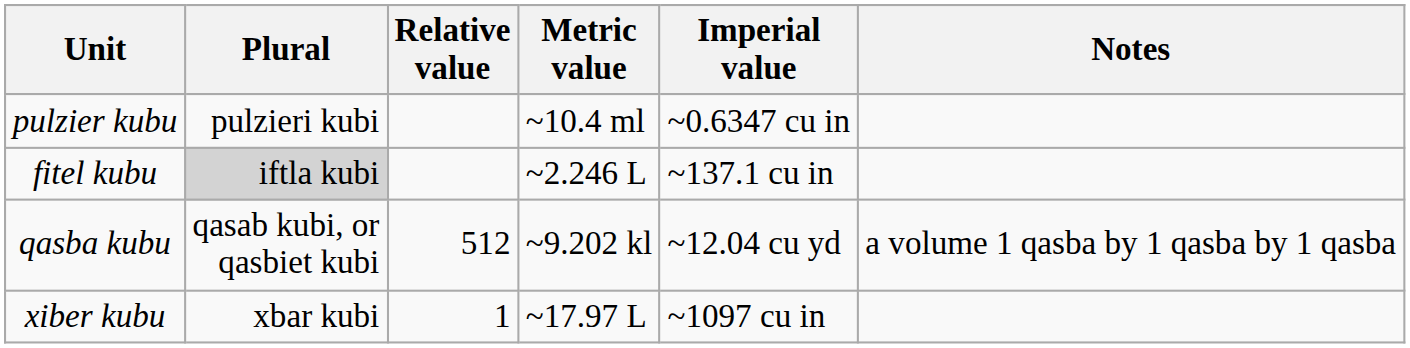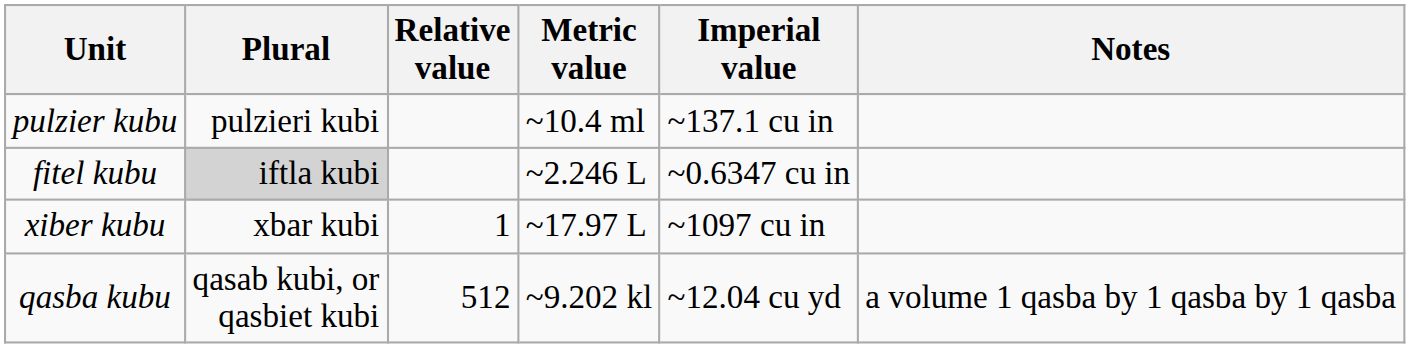(759, 120) ~0.6347 cu in -> (751, 120) ~137.1 cu in
(751, 173) ~137.1 cu in -> (759, 173) ~0.6347 cu in
rows swapped: (95, 315) <-> (95, 244)
